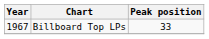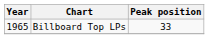(17, 27) 1967 -> (17, 27) 1965
